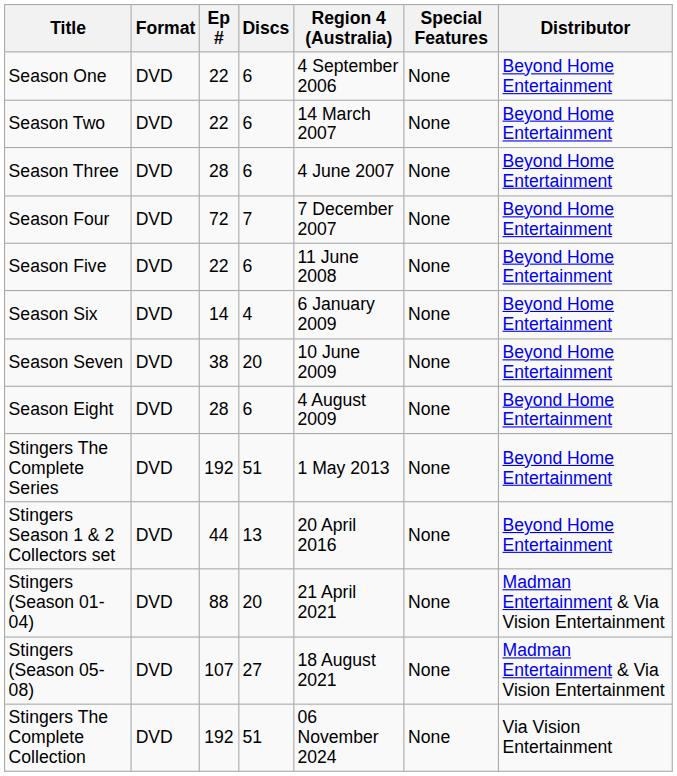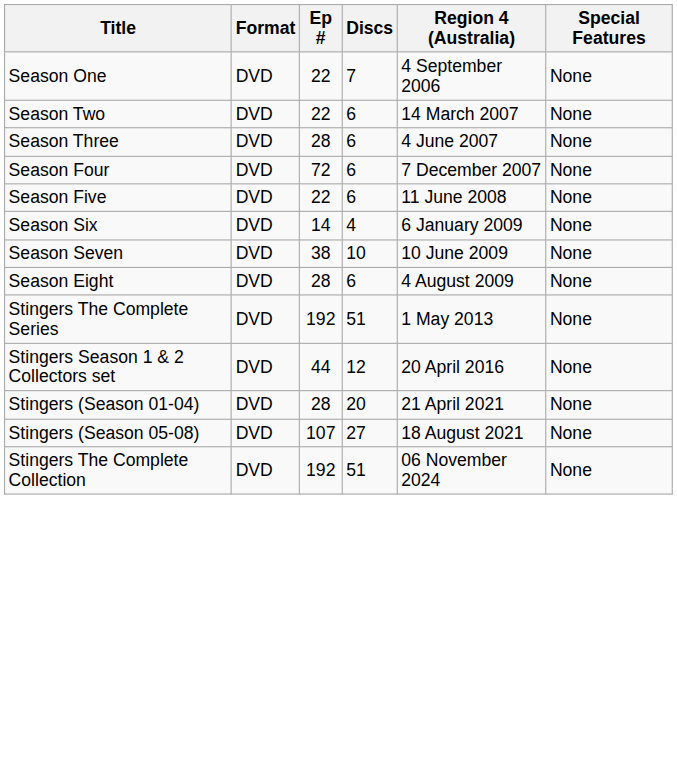- column: (585, 28)
(247, 76) 6 -> (351, 76) 7
(247, 219) 7 -> (351, 169) 6
(252, 362) 20 -> (356, 253) 10
(252, 535) 13 -> (356, 366) 12
(219, 602) 88 -> (321, 404) 28
